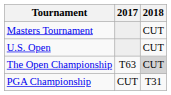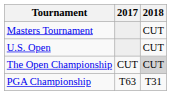(127, 65) T63 -> (127, 65) CUT
(127, 82) CUT -> (127, 82) T63
